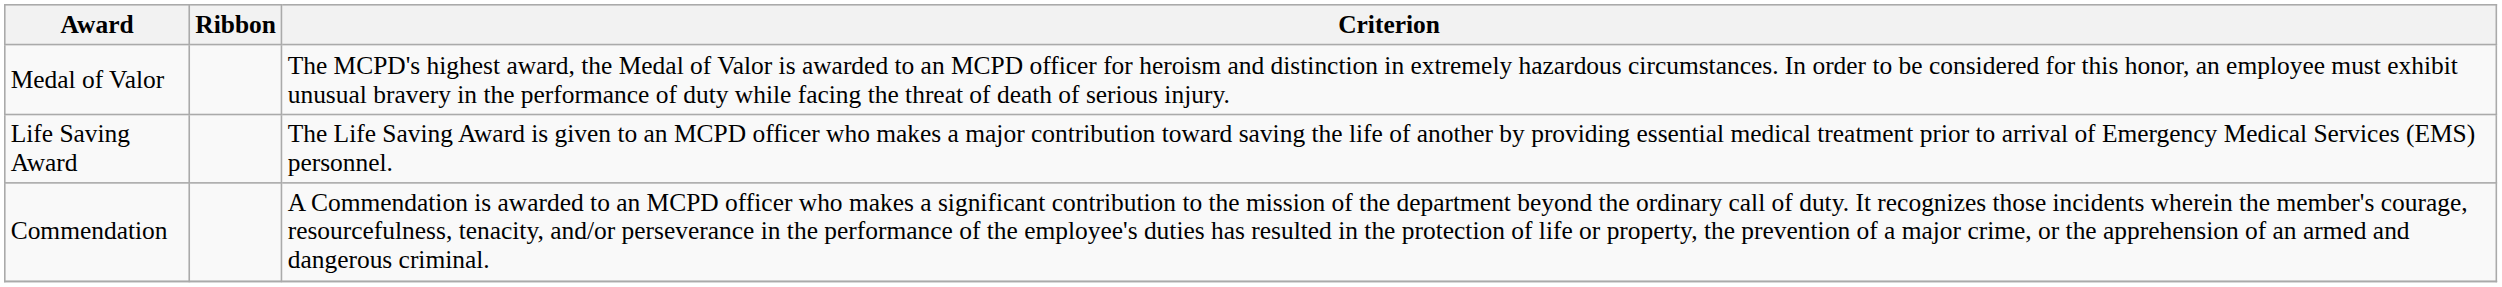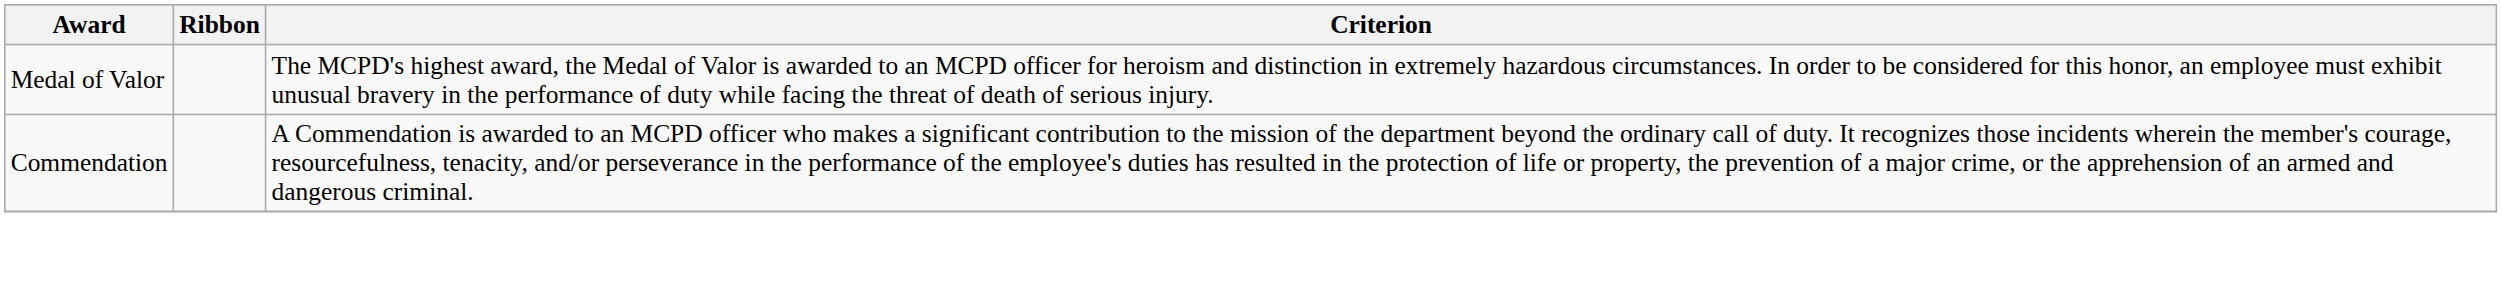- row: (70, 148)
